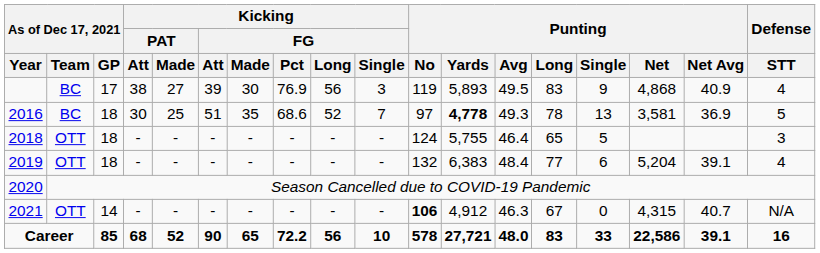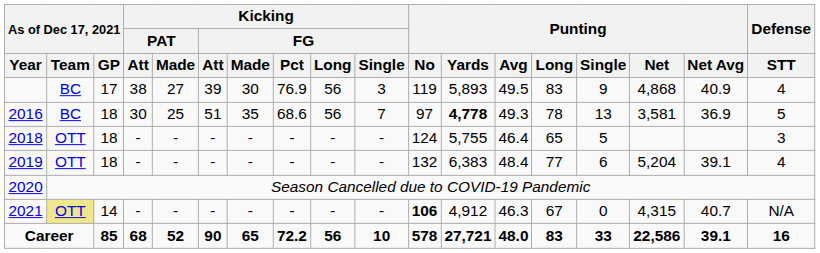(333, 114) 52 -> (333, 114) 56
(70, 211) no background -> (70, 211) khaki background
